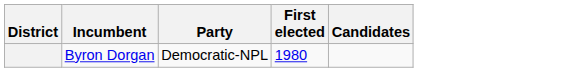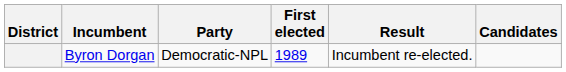+ column: (402, 32)
(291, 55) 1980 -> (291, 55) 1989
